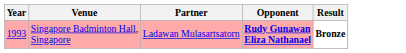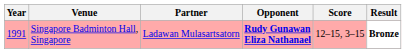+ column: (340, 12)
(16, 34) 1993 -> (16, 34) 1991
